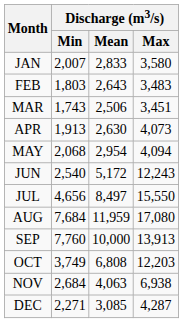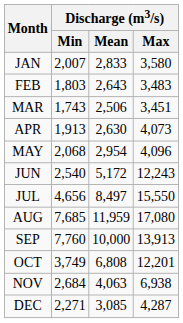(156, 151) 4,094 -> (156, 151) 4,096
(70, 217) 7,684 -> (70, 217) 7,685
(156, 262) 12,203 -> (156, 262) 12,201
